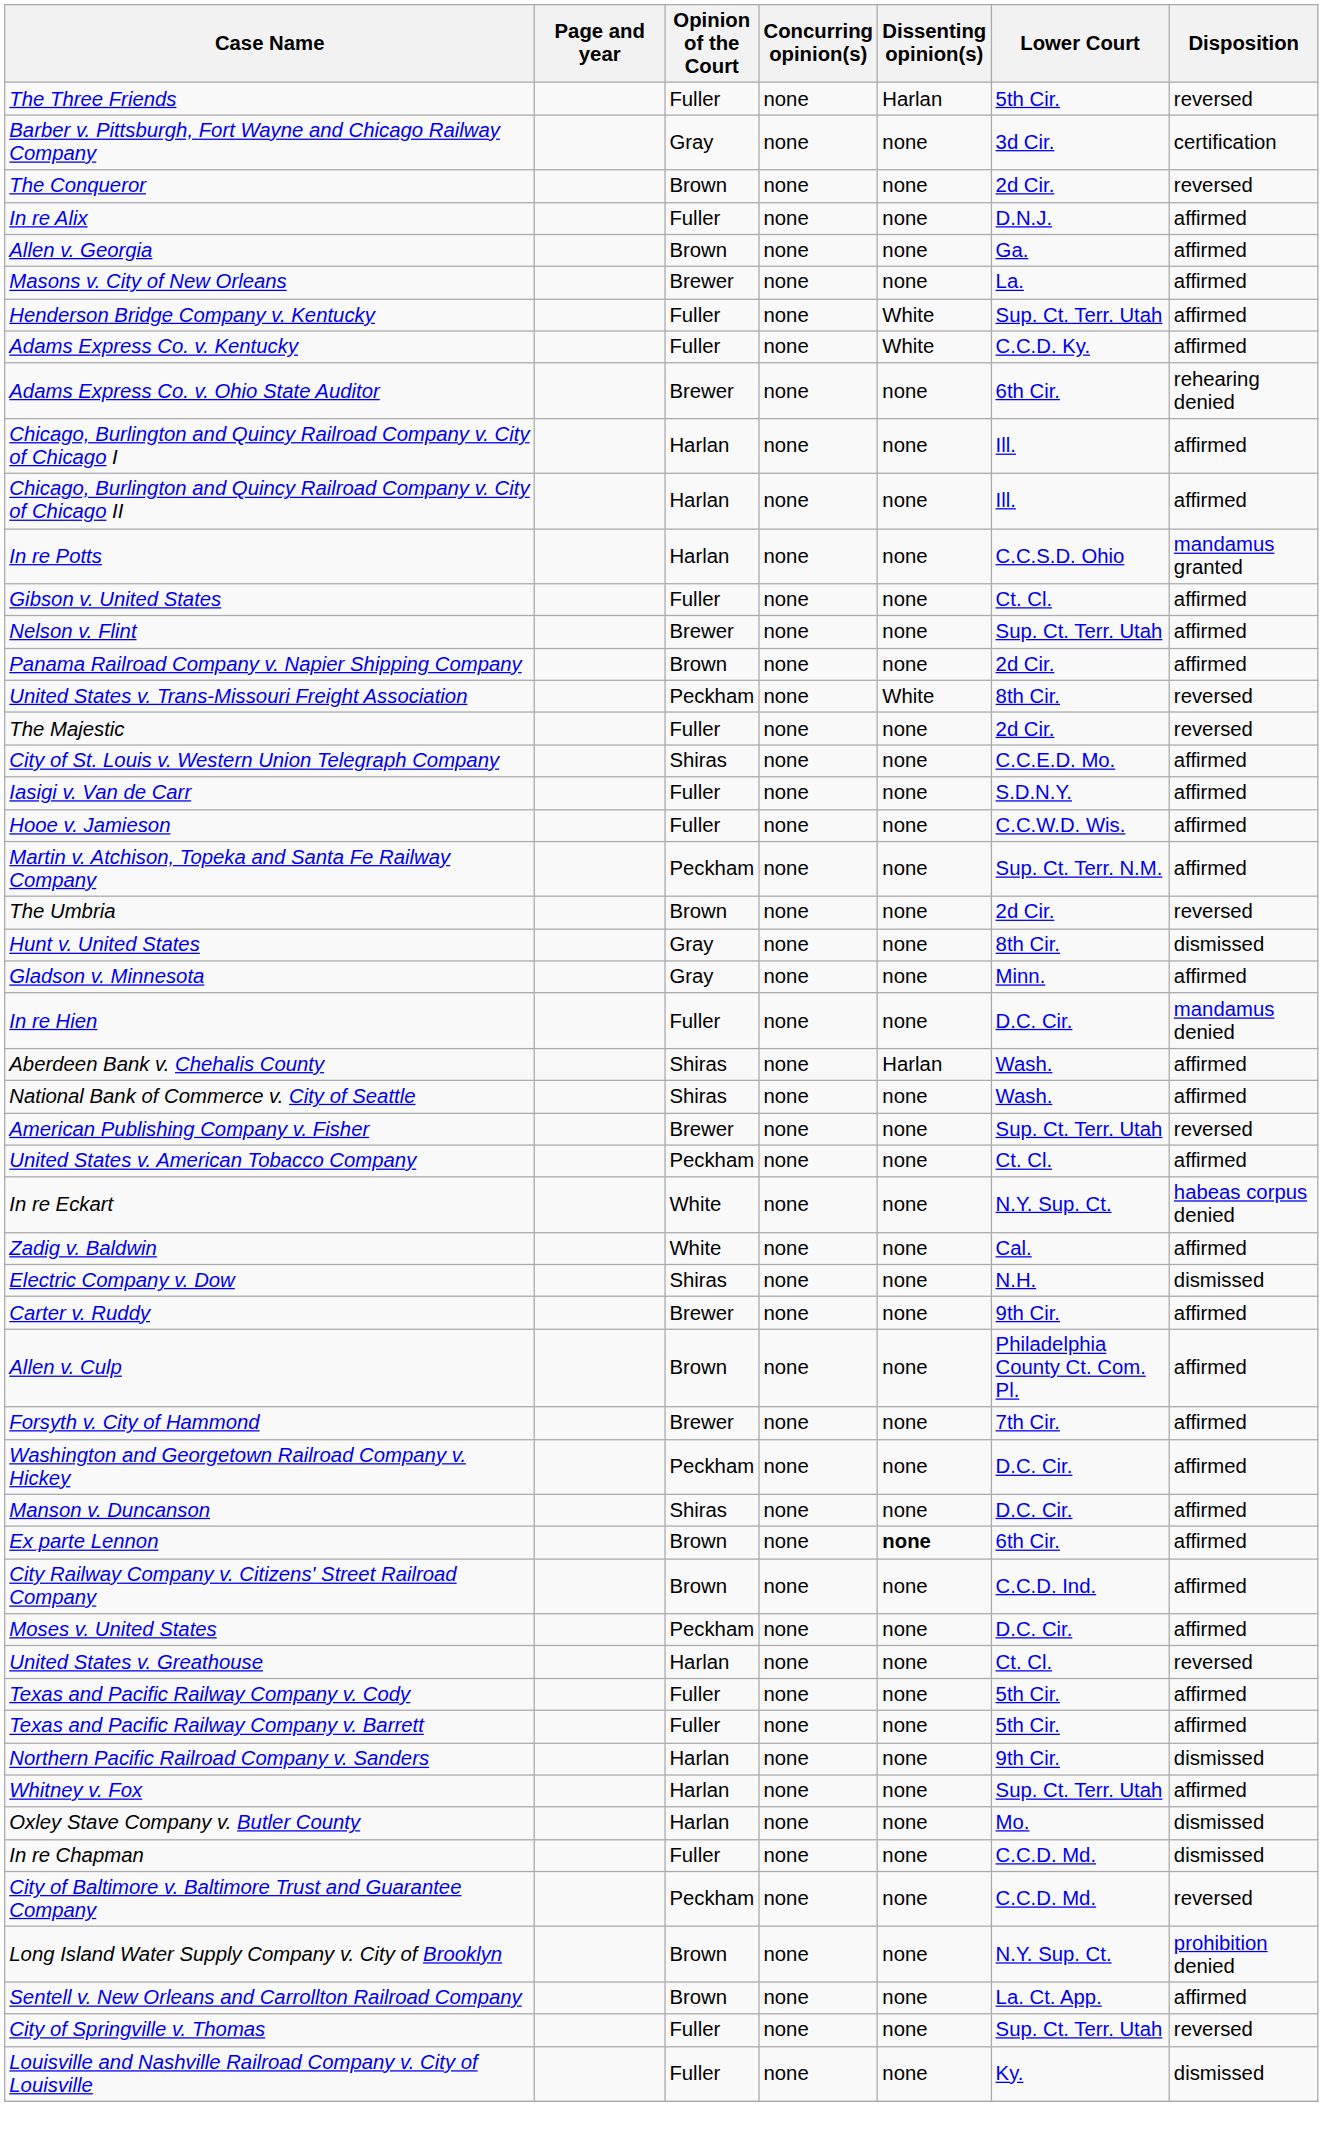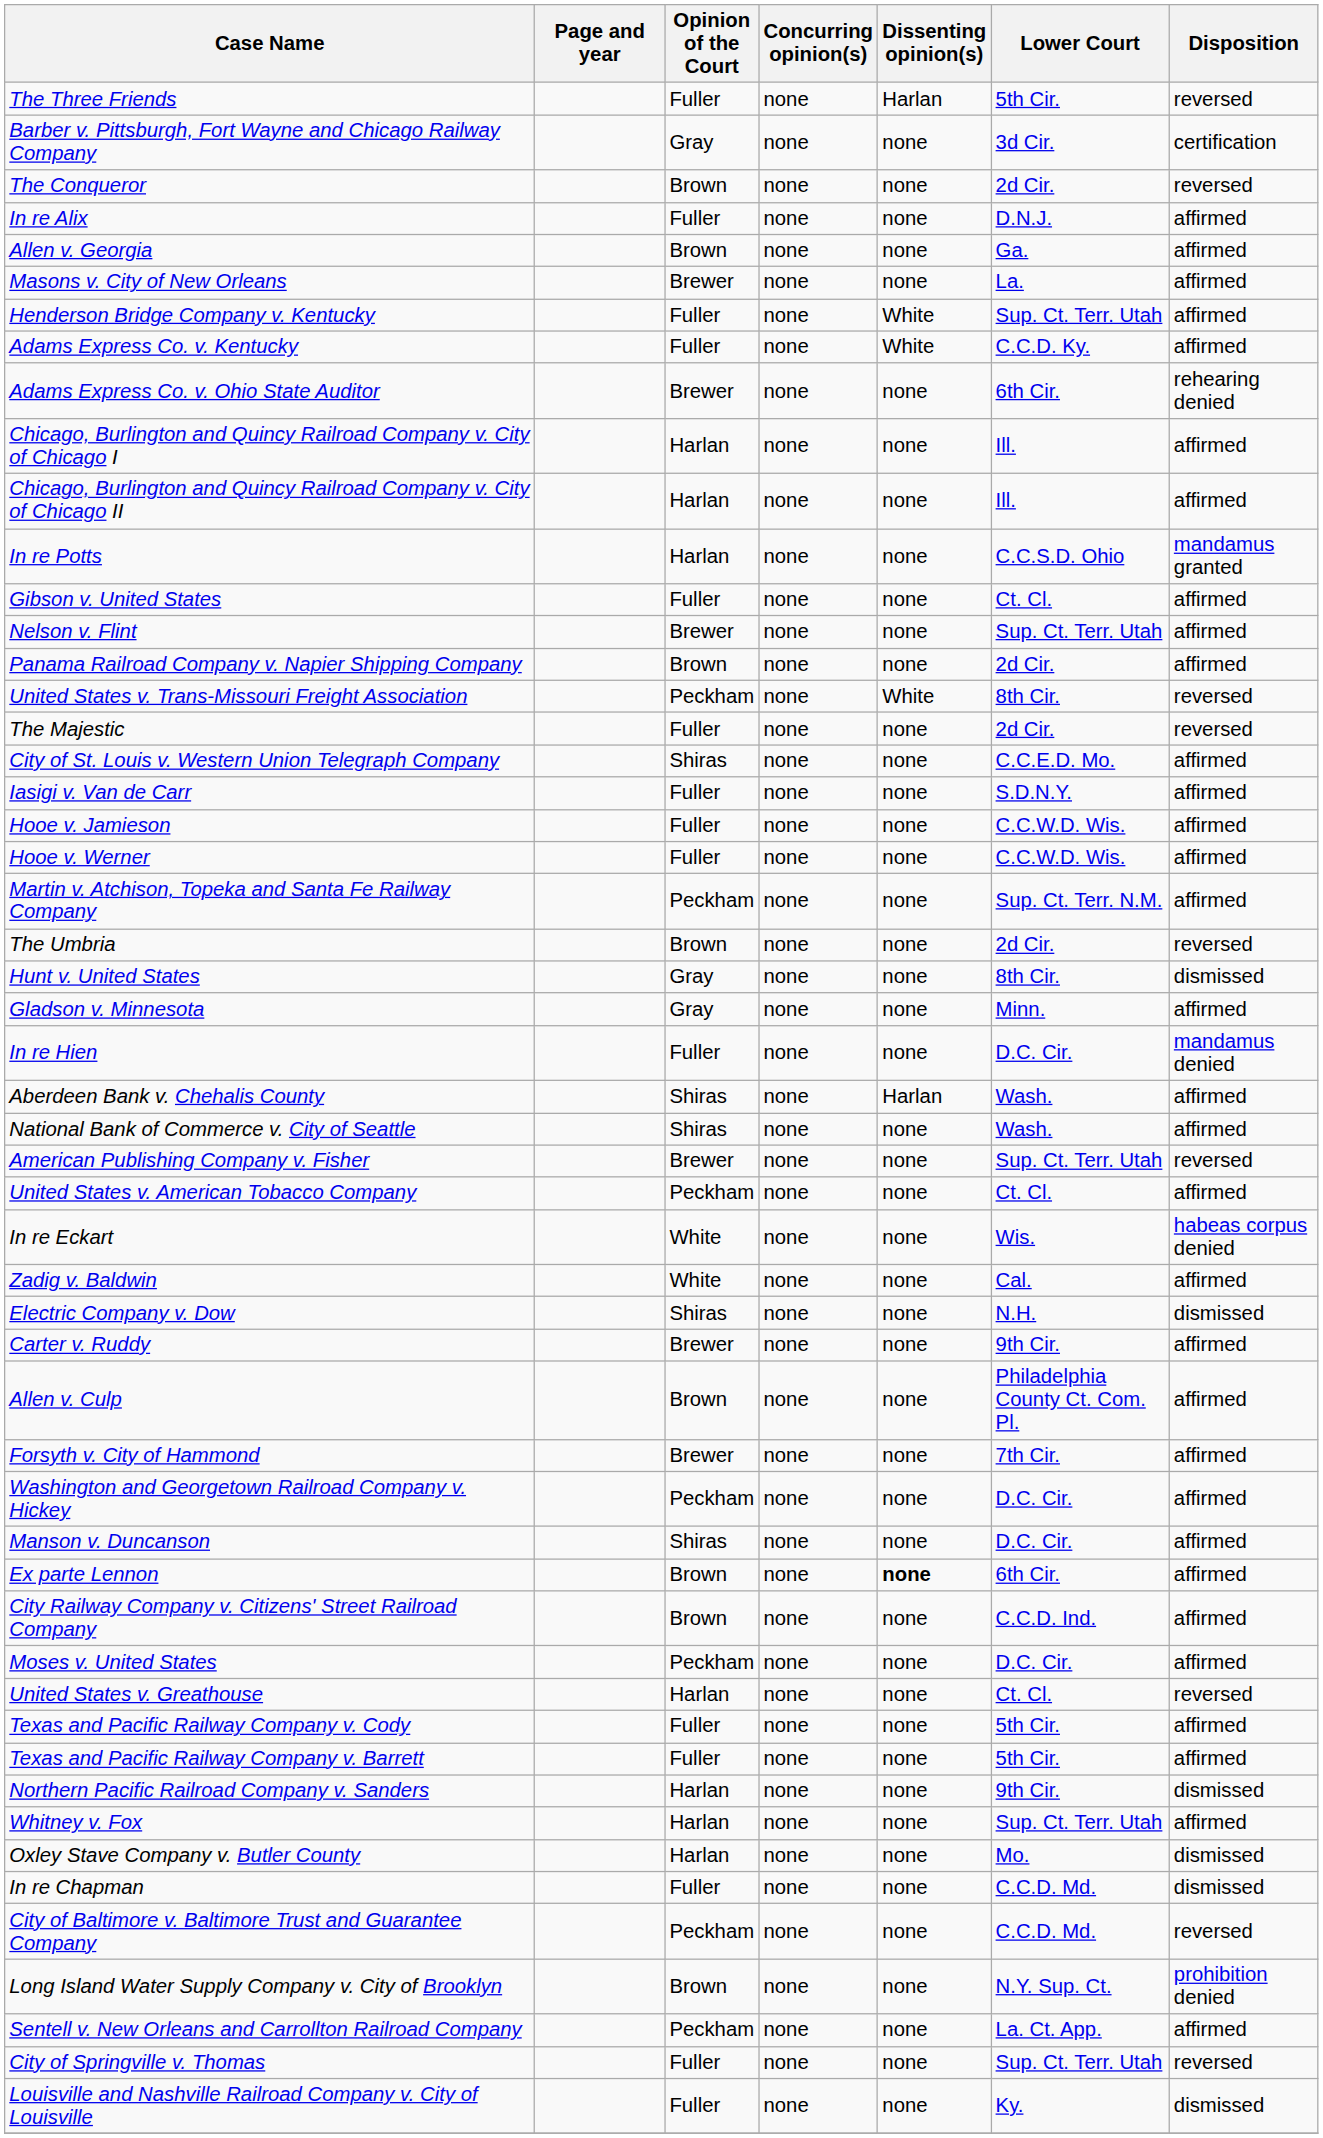+ row: (80, 857)
(1054, 1204) N.Y. Sup. Ct. -> (1015, 1236) Wis.
(698, 1997) Brown -> (712, 2029) Peckham
